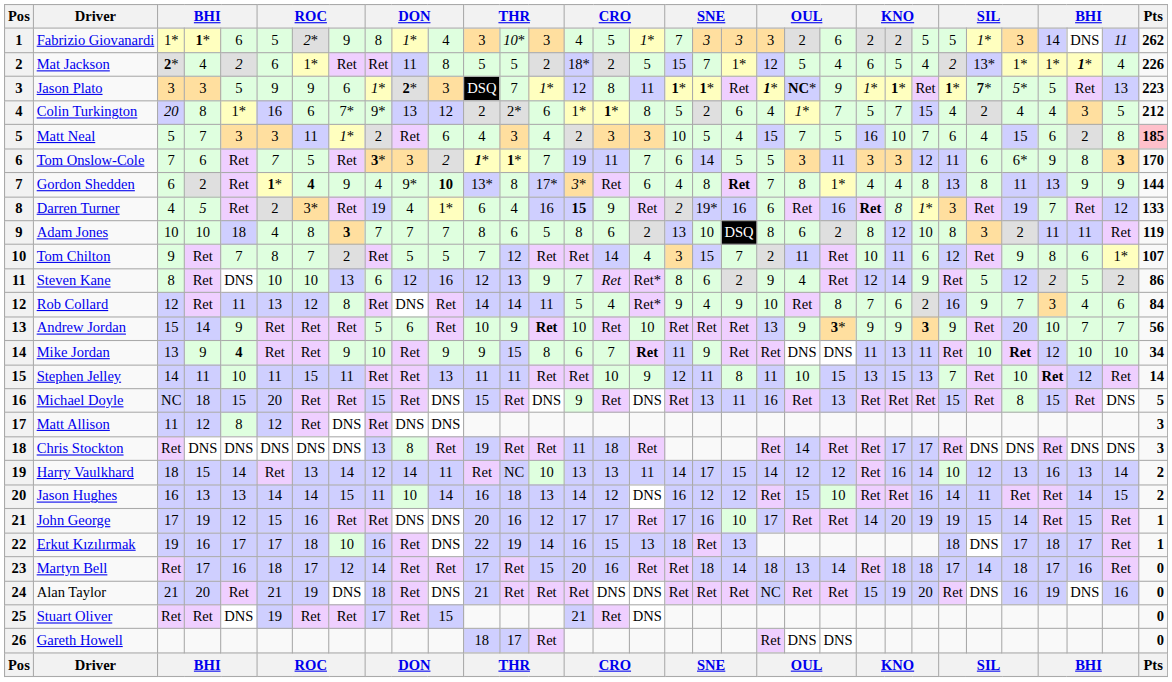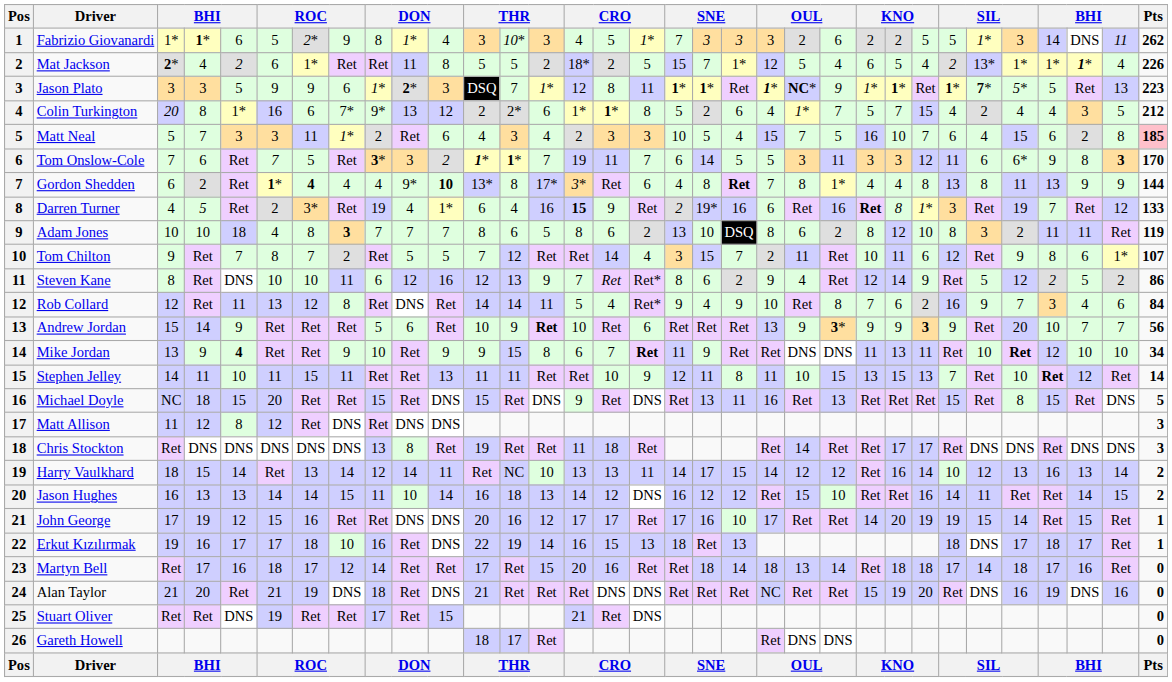(347, 184) 9 -> (347, 184) 4
(347, 280) 13 -> (347, 280) 11
(647, 328) 10 -> (647, 328) 6
